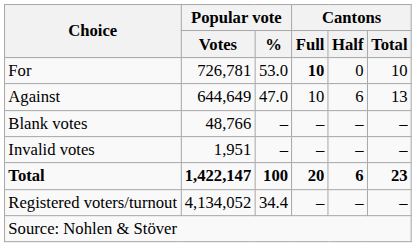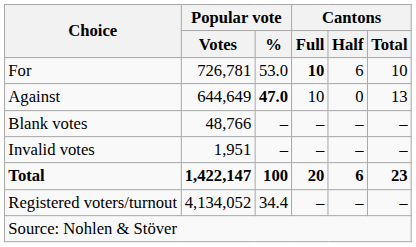(359, 70) 0 -> (359, 70) 6
(273, 96) normal -> (273, 96) bold
(359, 96) 6 -> (359, 96) 0
